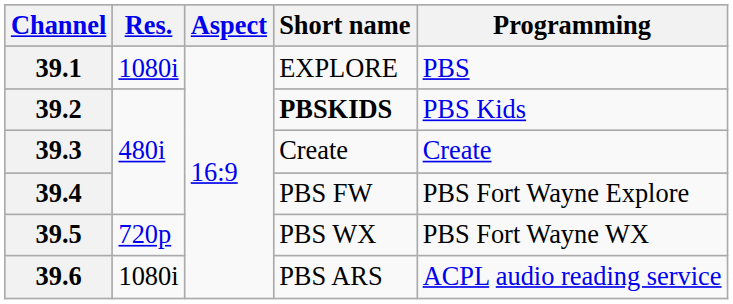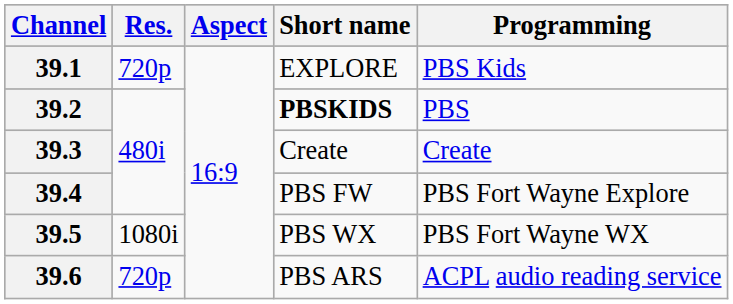(149, 67) 1080i -> (145, 67) 720p
(446, 67) PBS -> (474, 67) PBS Kids
(474, 109) PBS Kids -> (446, 109) PBS
(145, 234) 720p -> (149, 234) 1080i
(149, 276) 1080i -> (145, 276) 720p
